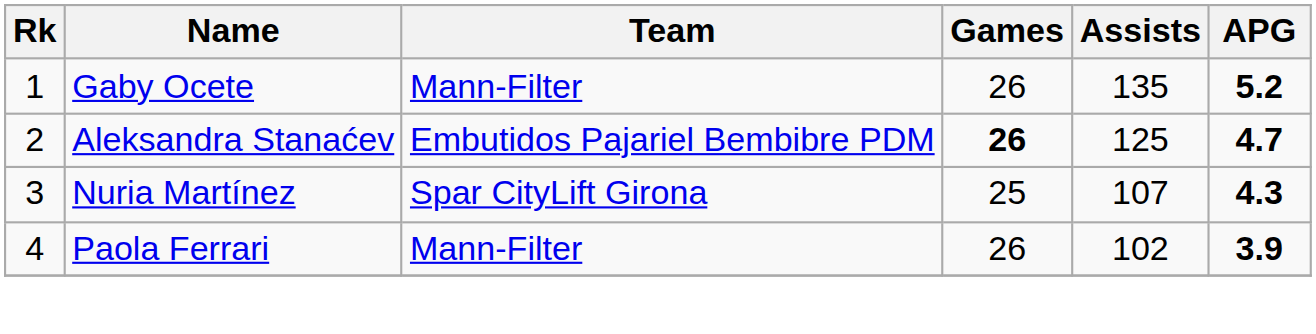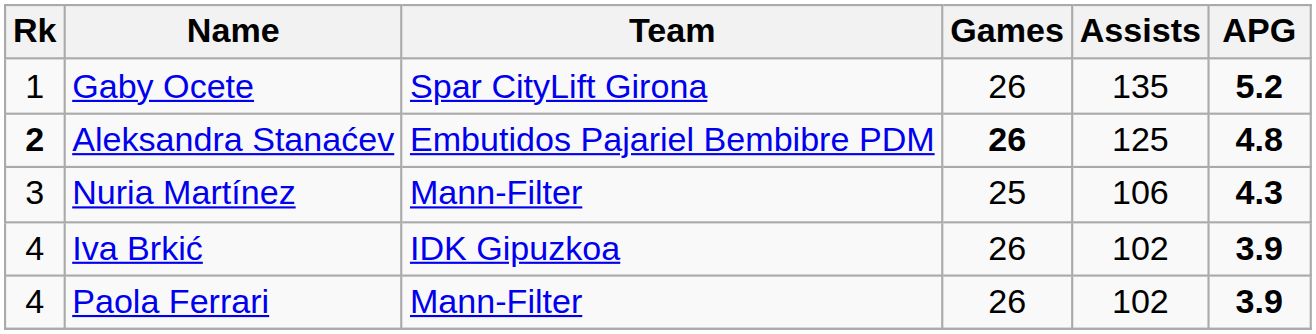(496, 85) Mann-Filter -> (559, 85) Spar CityLift Girona
(35, 139) normal -> (35, 139) bold
(1259, 139) 4.7 -> (1259, 139) 4.8
(559, 193) Spar CityLift Girona -> (496, 193) Mann-Filter
(1140, 193) 107 -> (1140, 193) 106
+ row: (138, 247)
